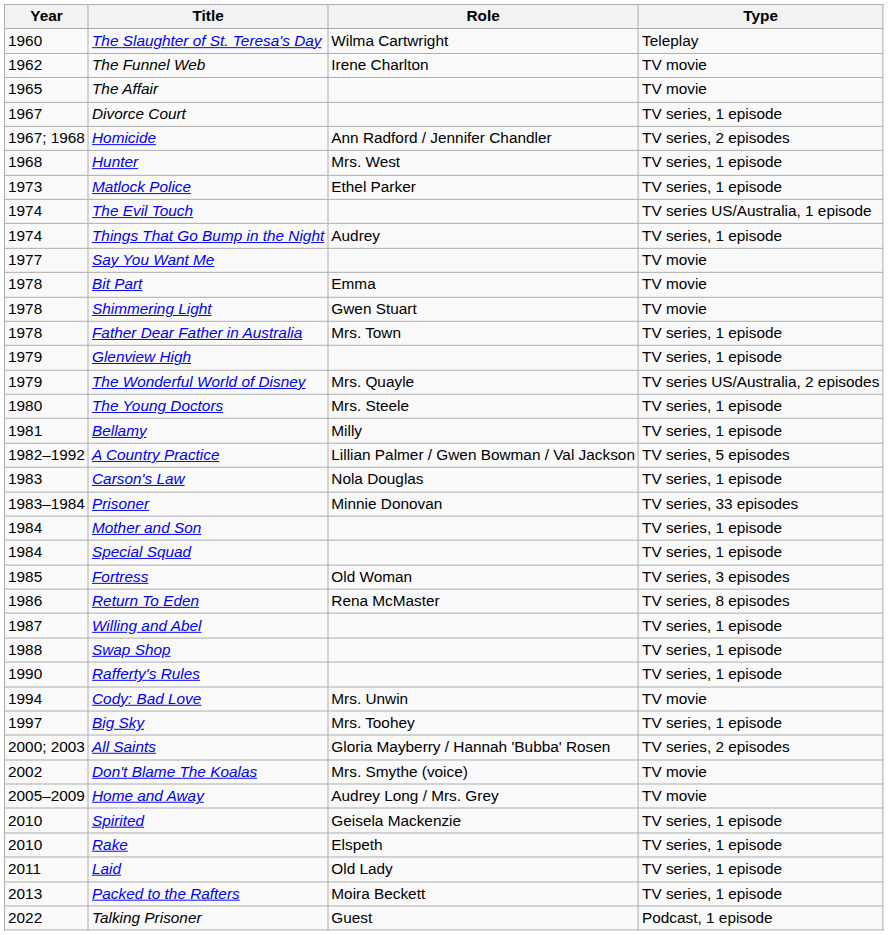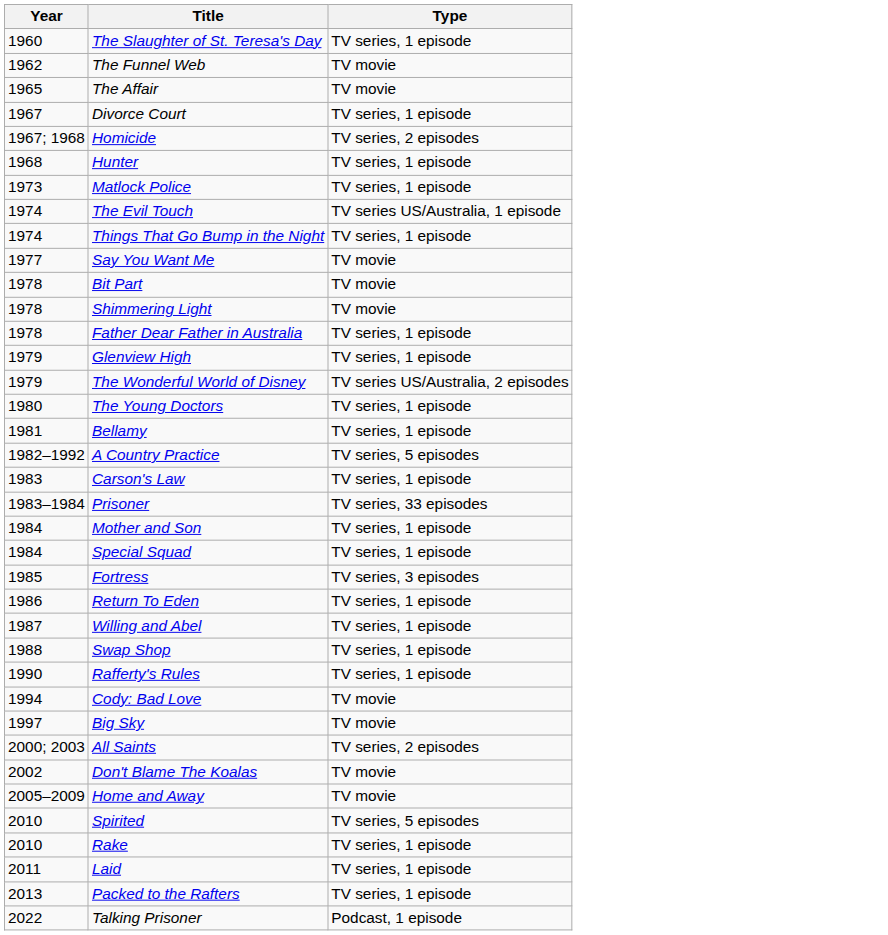- column: (483, 16)
(670, 41) Teleplay -> (401, 41) TV series, 1 episode
(716, 601) TV series, 8 episodes -> (401, 601) TV series, 1 episode
(712, 723) TV series, 1 episode -> (364, 723) TV movie
(712, 820) TV series, 1 episode -> (405, 820) TV series, 5 episodes
